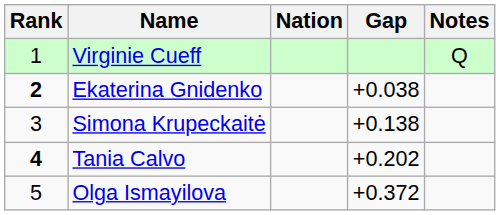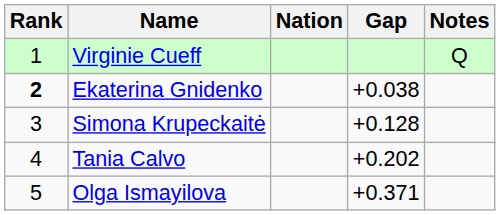(386, 124) +0.138 -> (386, 124) +0.128
(36, 158) bold -> (36, 158) normal
(386, 192) +0.372 -> (386, 192) +0.371
